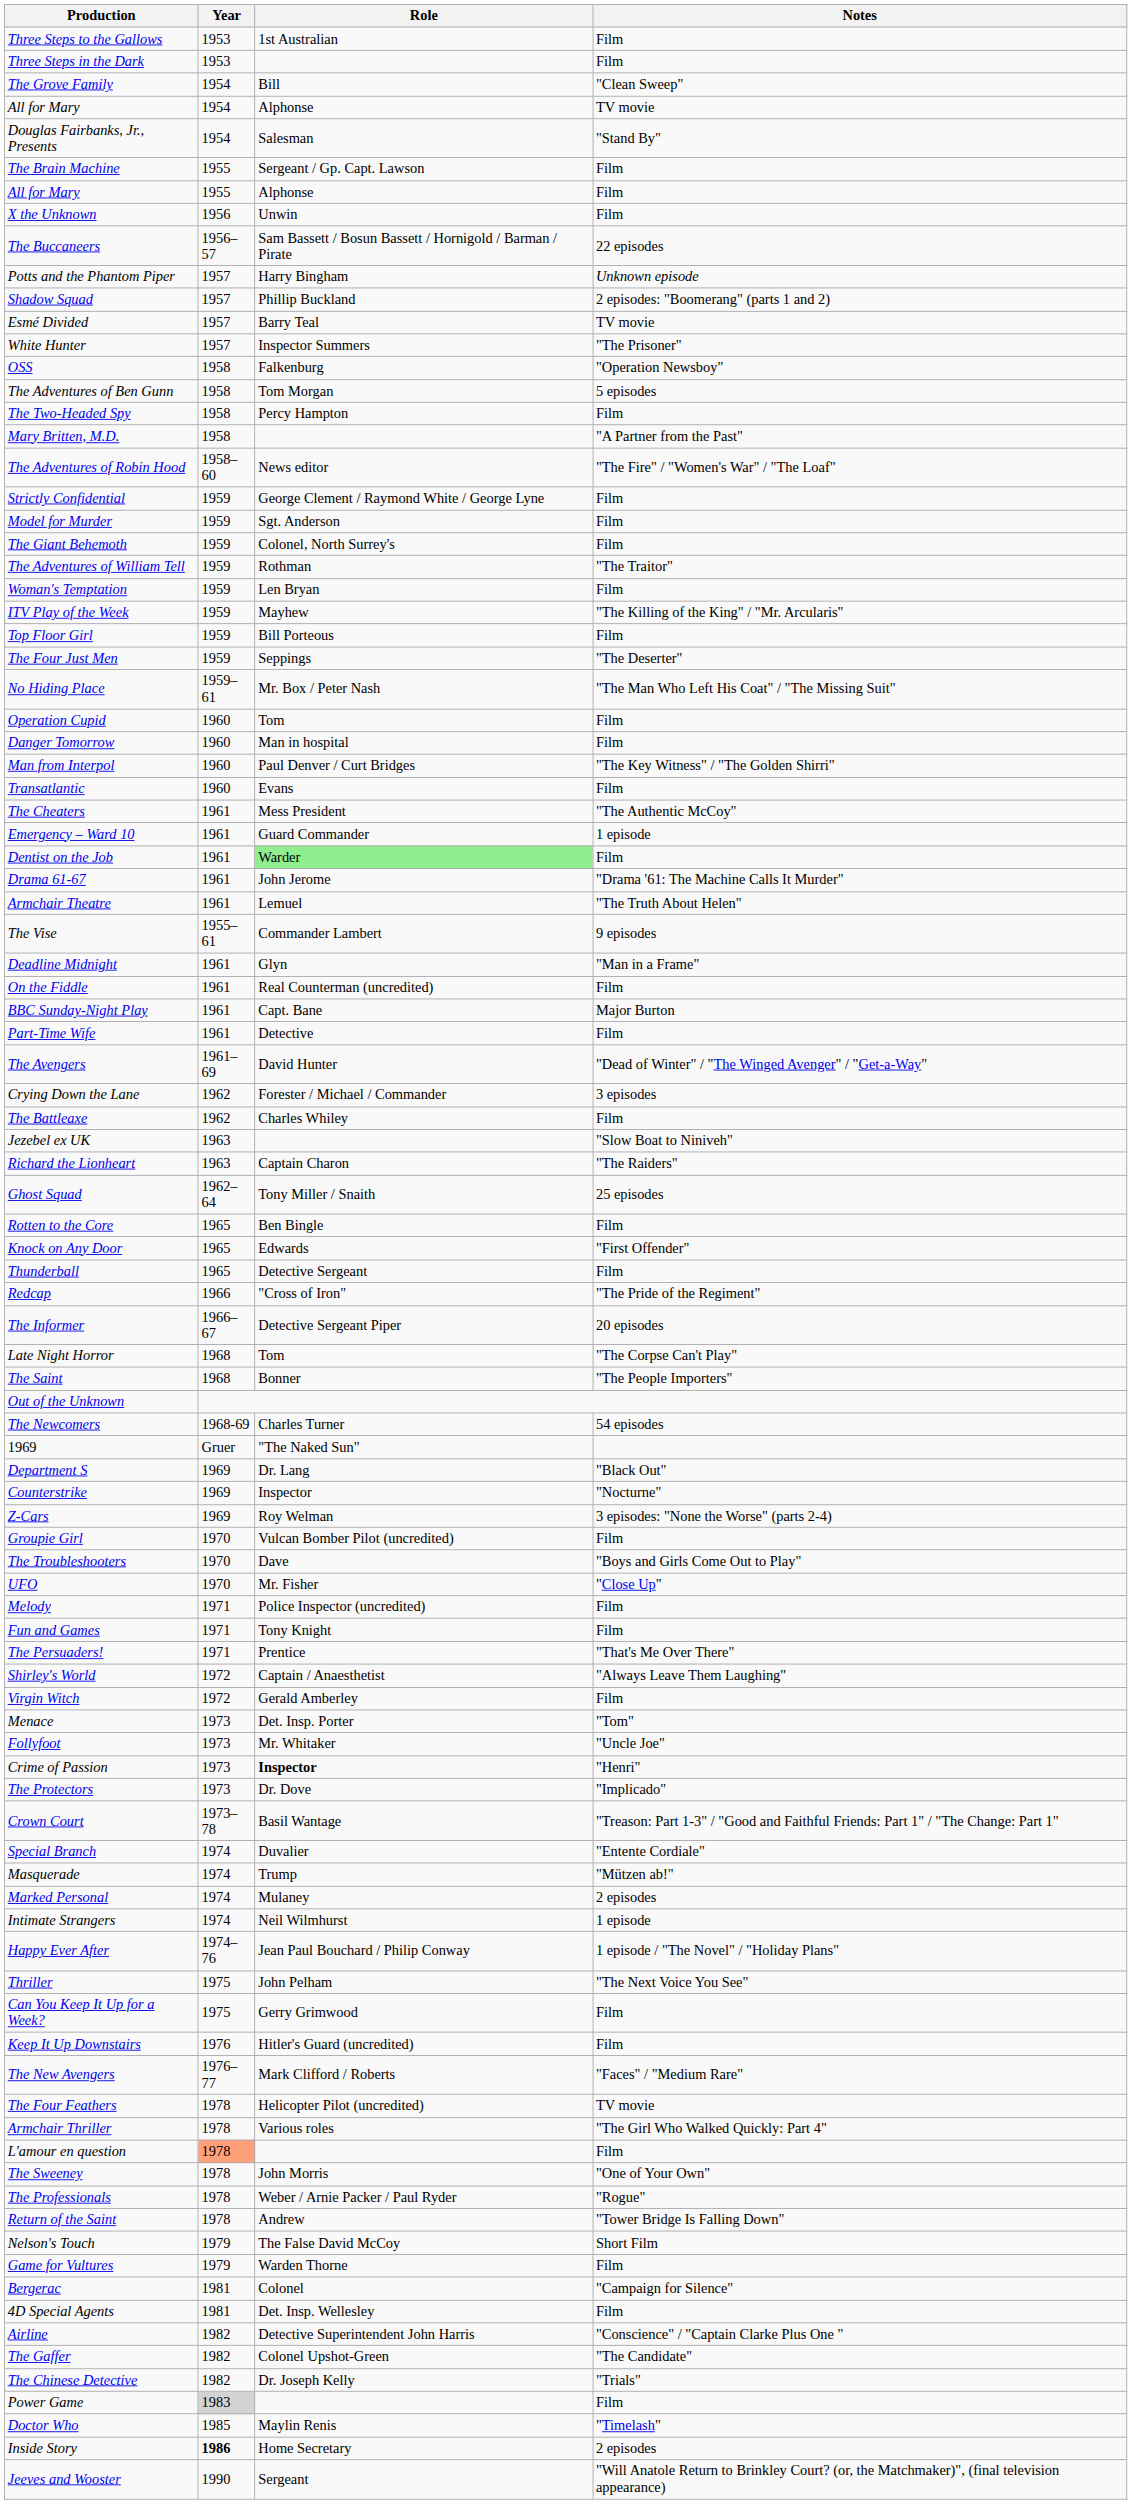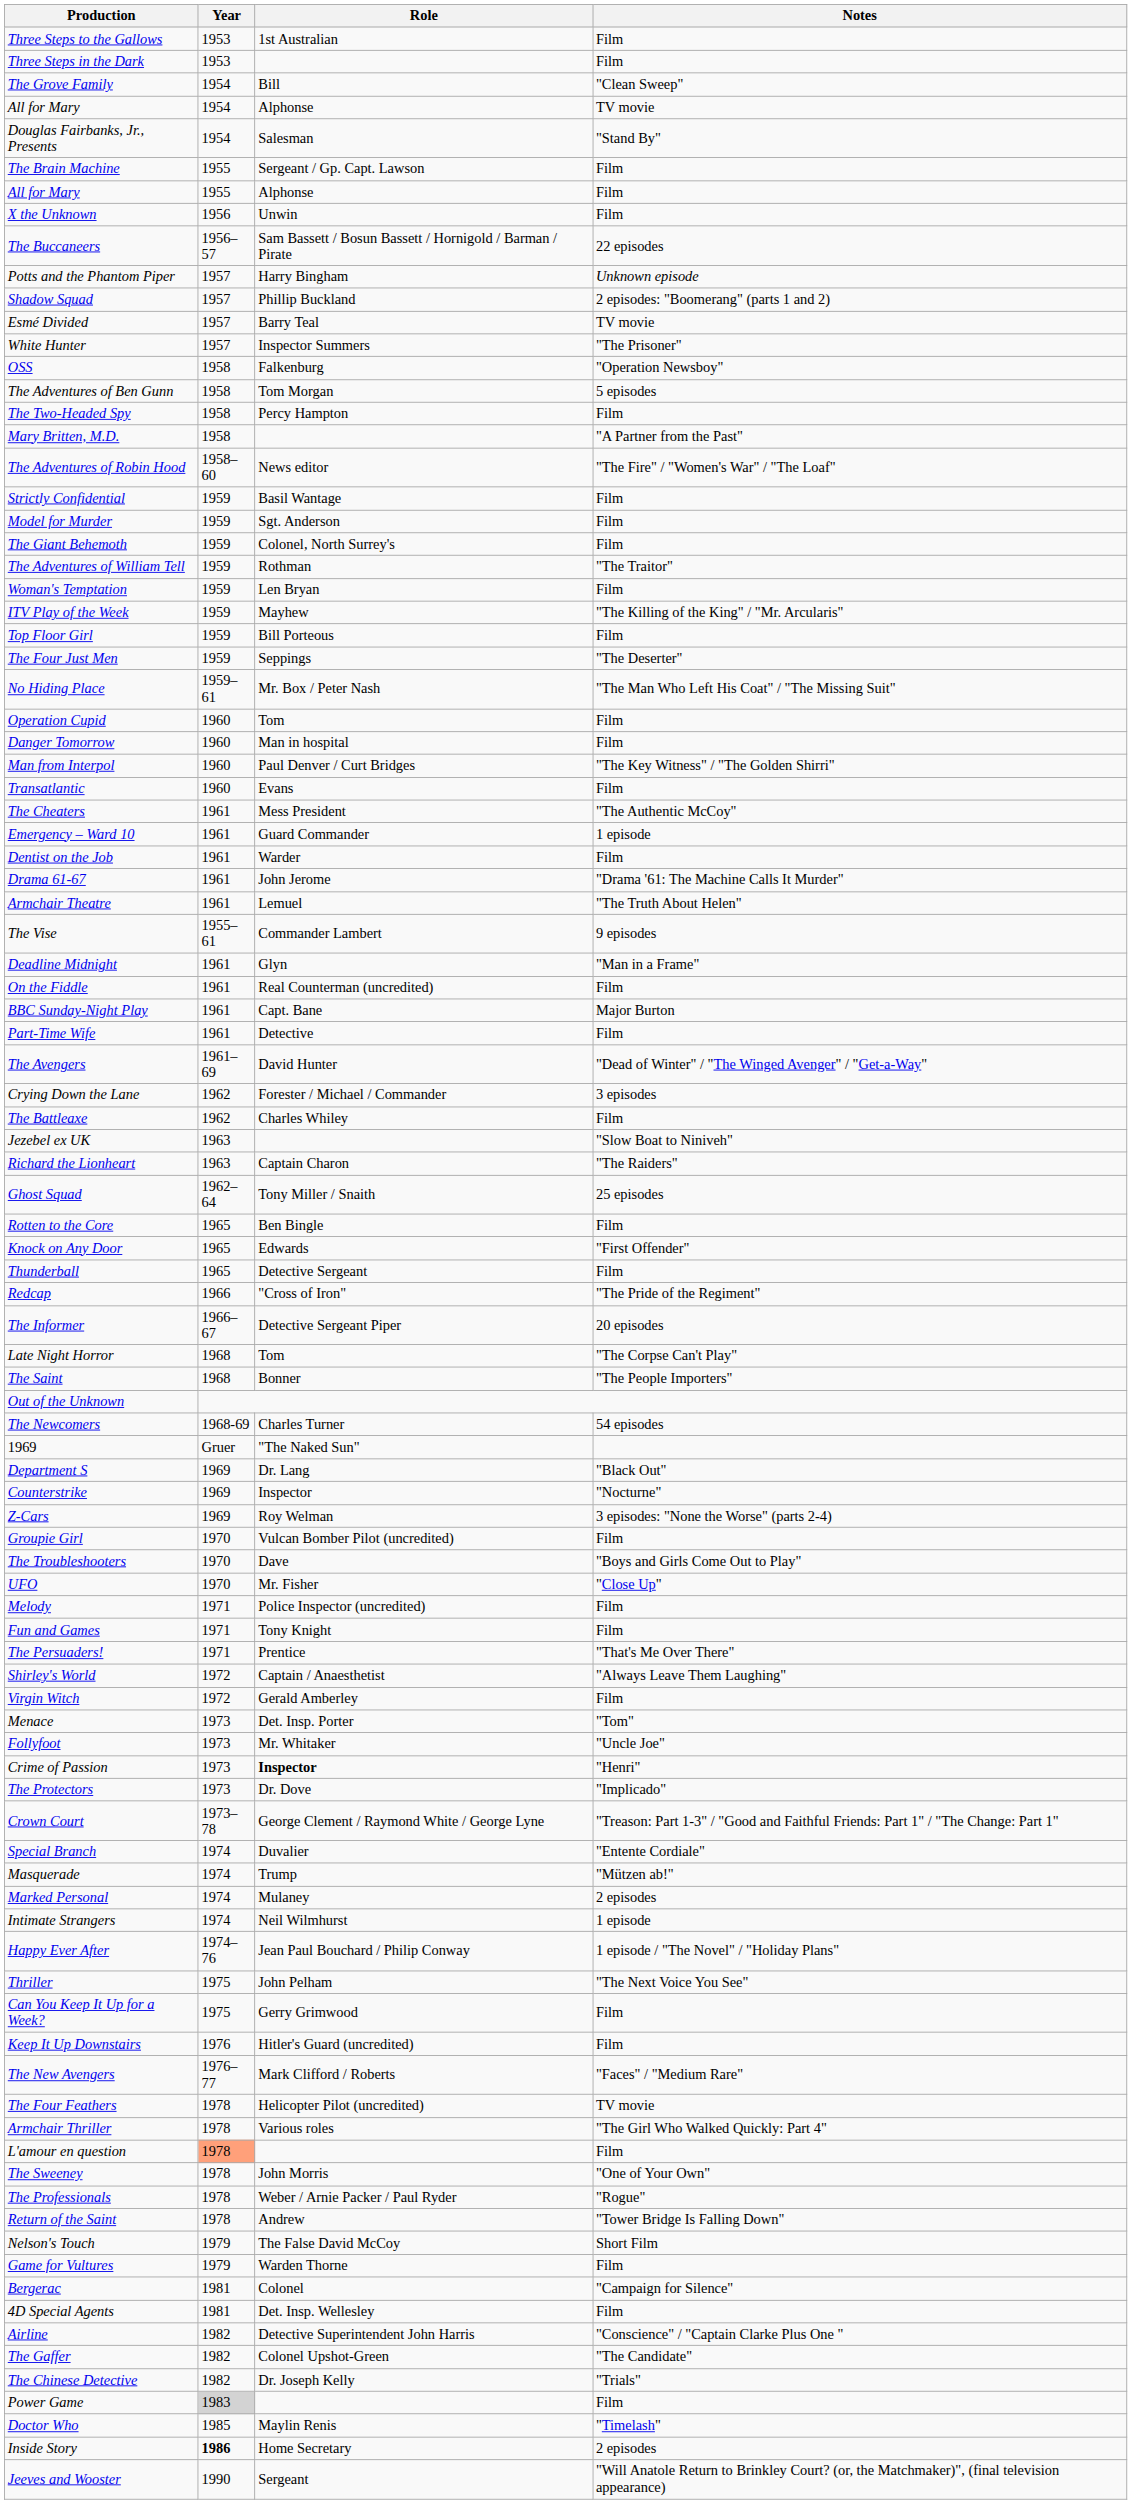(401, 498) George Clement / Raymond White / George Lyne -> (300, 498) Basil Wantage
(279, 857) lightgreen background -> (279, 857) no background
(300, 1820) Basil Wantage -> (401, 1820) George Clement / Raymond White / George Lyne
